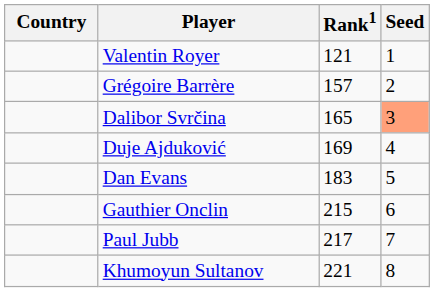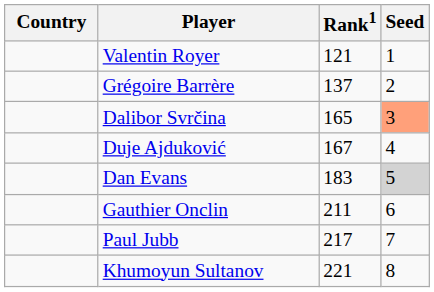(338, 86) 157 -> (338, 86) 137
(338, 147) 169 -> (338, 147) 167
(390, 178) no background -> (390, 178) lightgrey background
(338, 209) 215 -> (338, 209) 211
